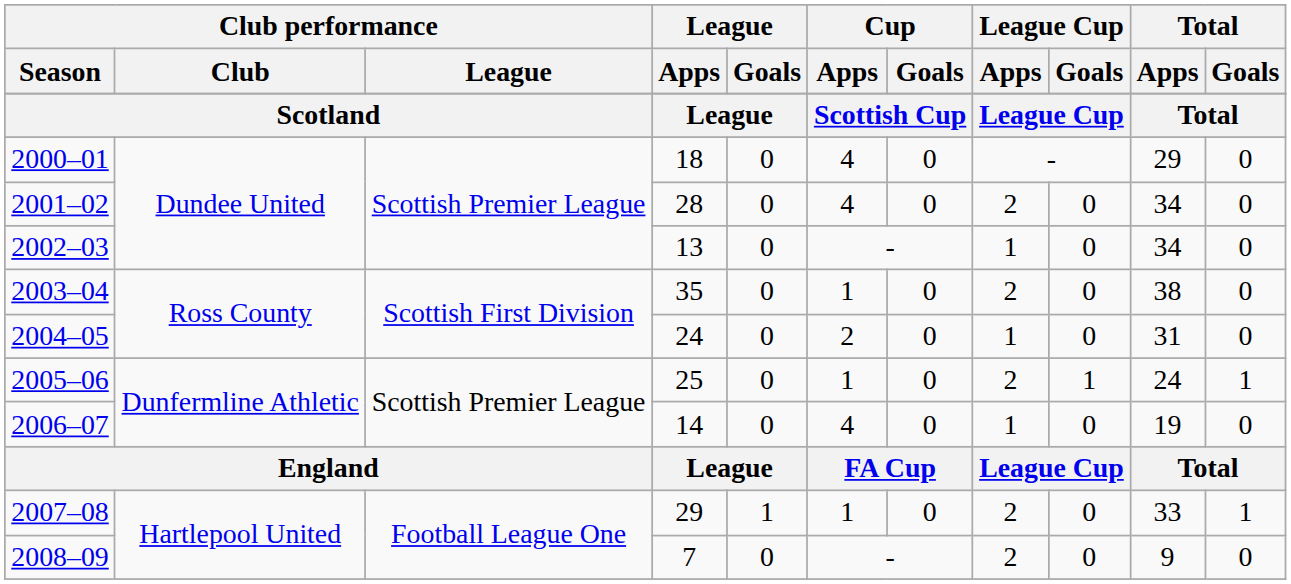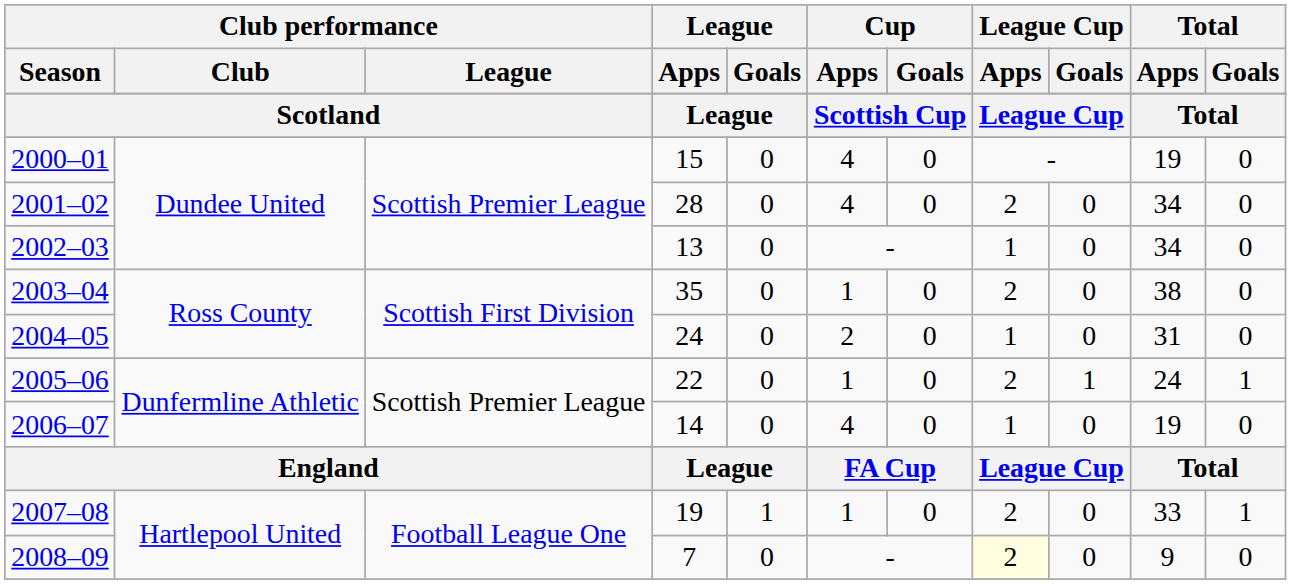(689, 159) 18 -> (689, 159) 15
(1168, 159) 29 -> (1168, 159) 19
(689, 379) 25 -> (689, 379) 22
(689, 512) 29 -> (689, 512) 19
(1011, 556) no background -> (1011, 556) lightyellow background
